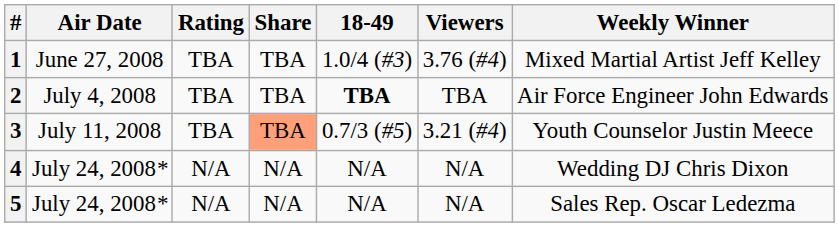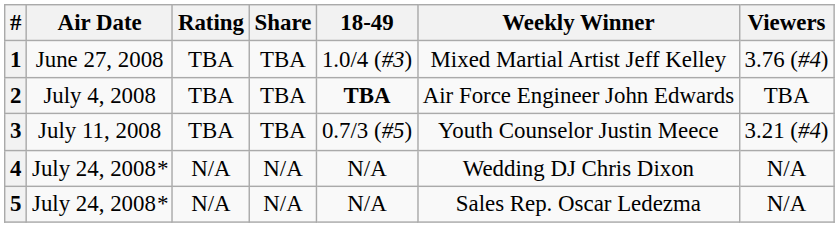columns swapped: (465, 22) <-> (673, 22)
(283, 131) lightsalmon background -> (283, 131) no background
